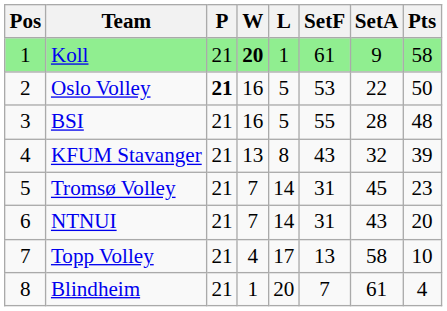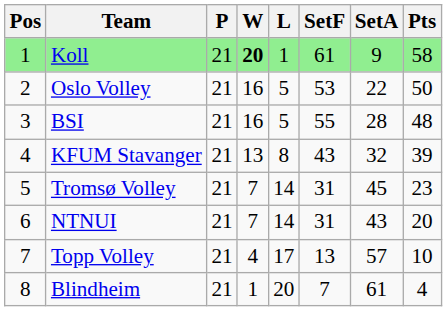(222, 88) bold -> (222, 88) normal
(377, 255) 58 -> (377, 255) 57
